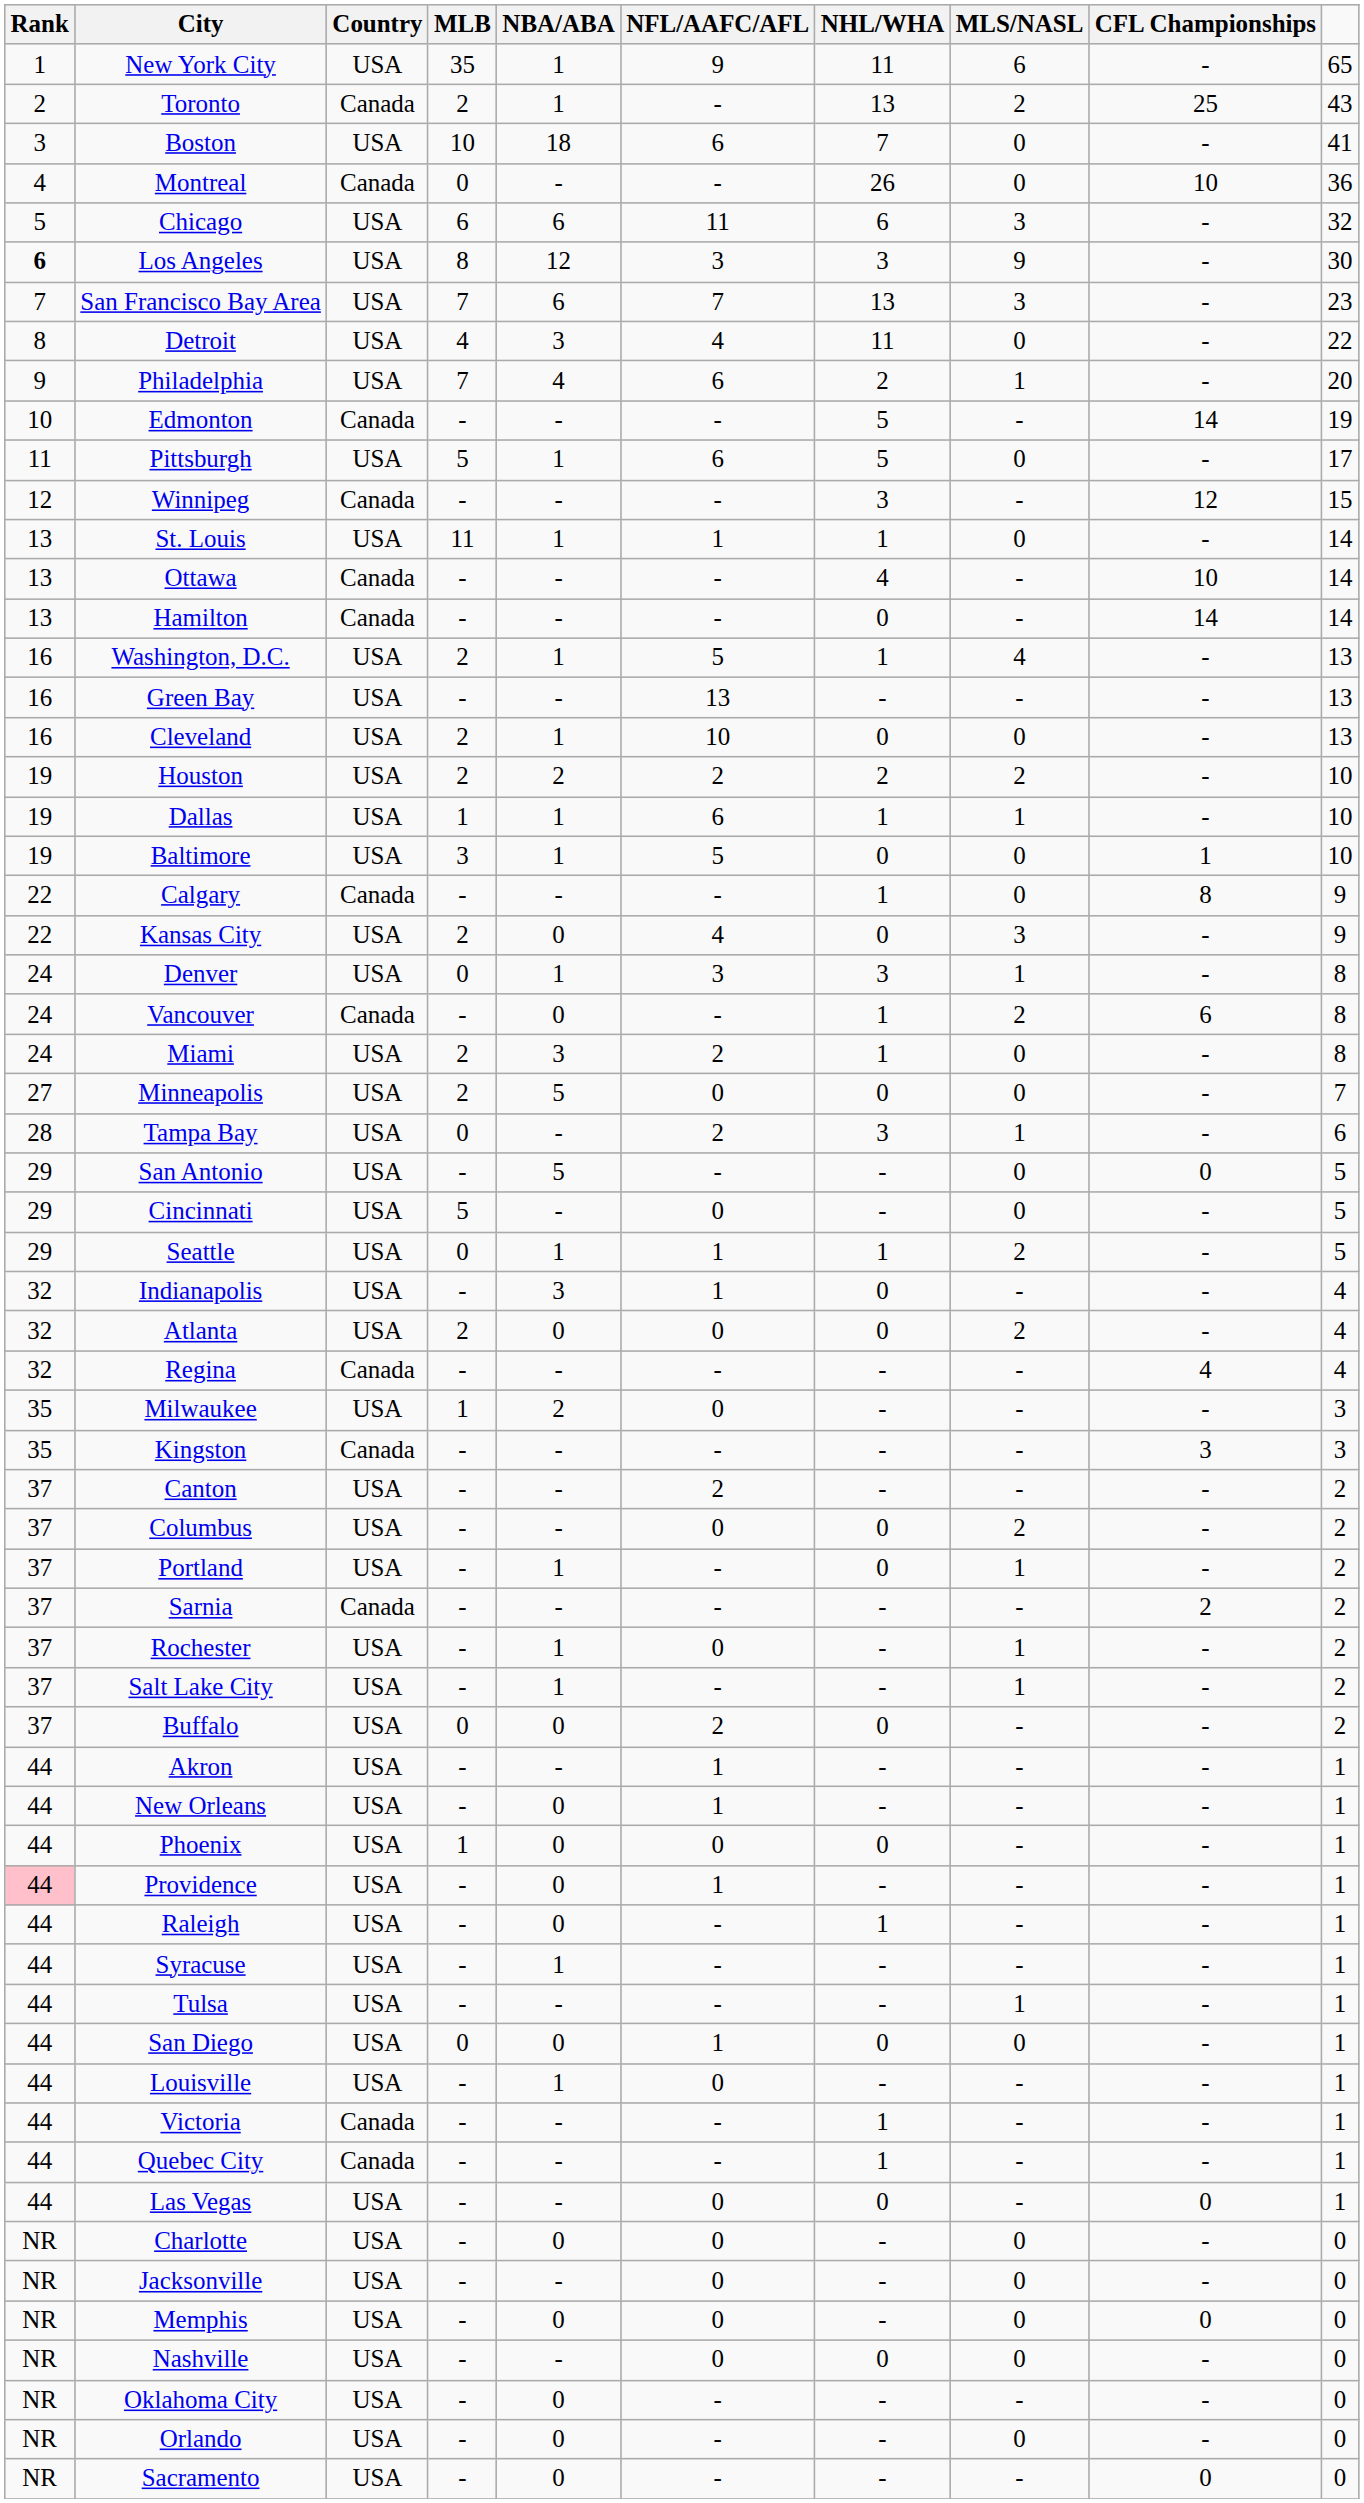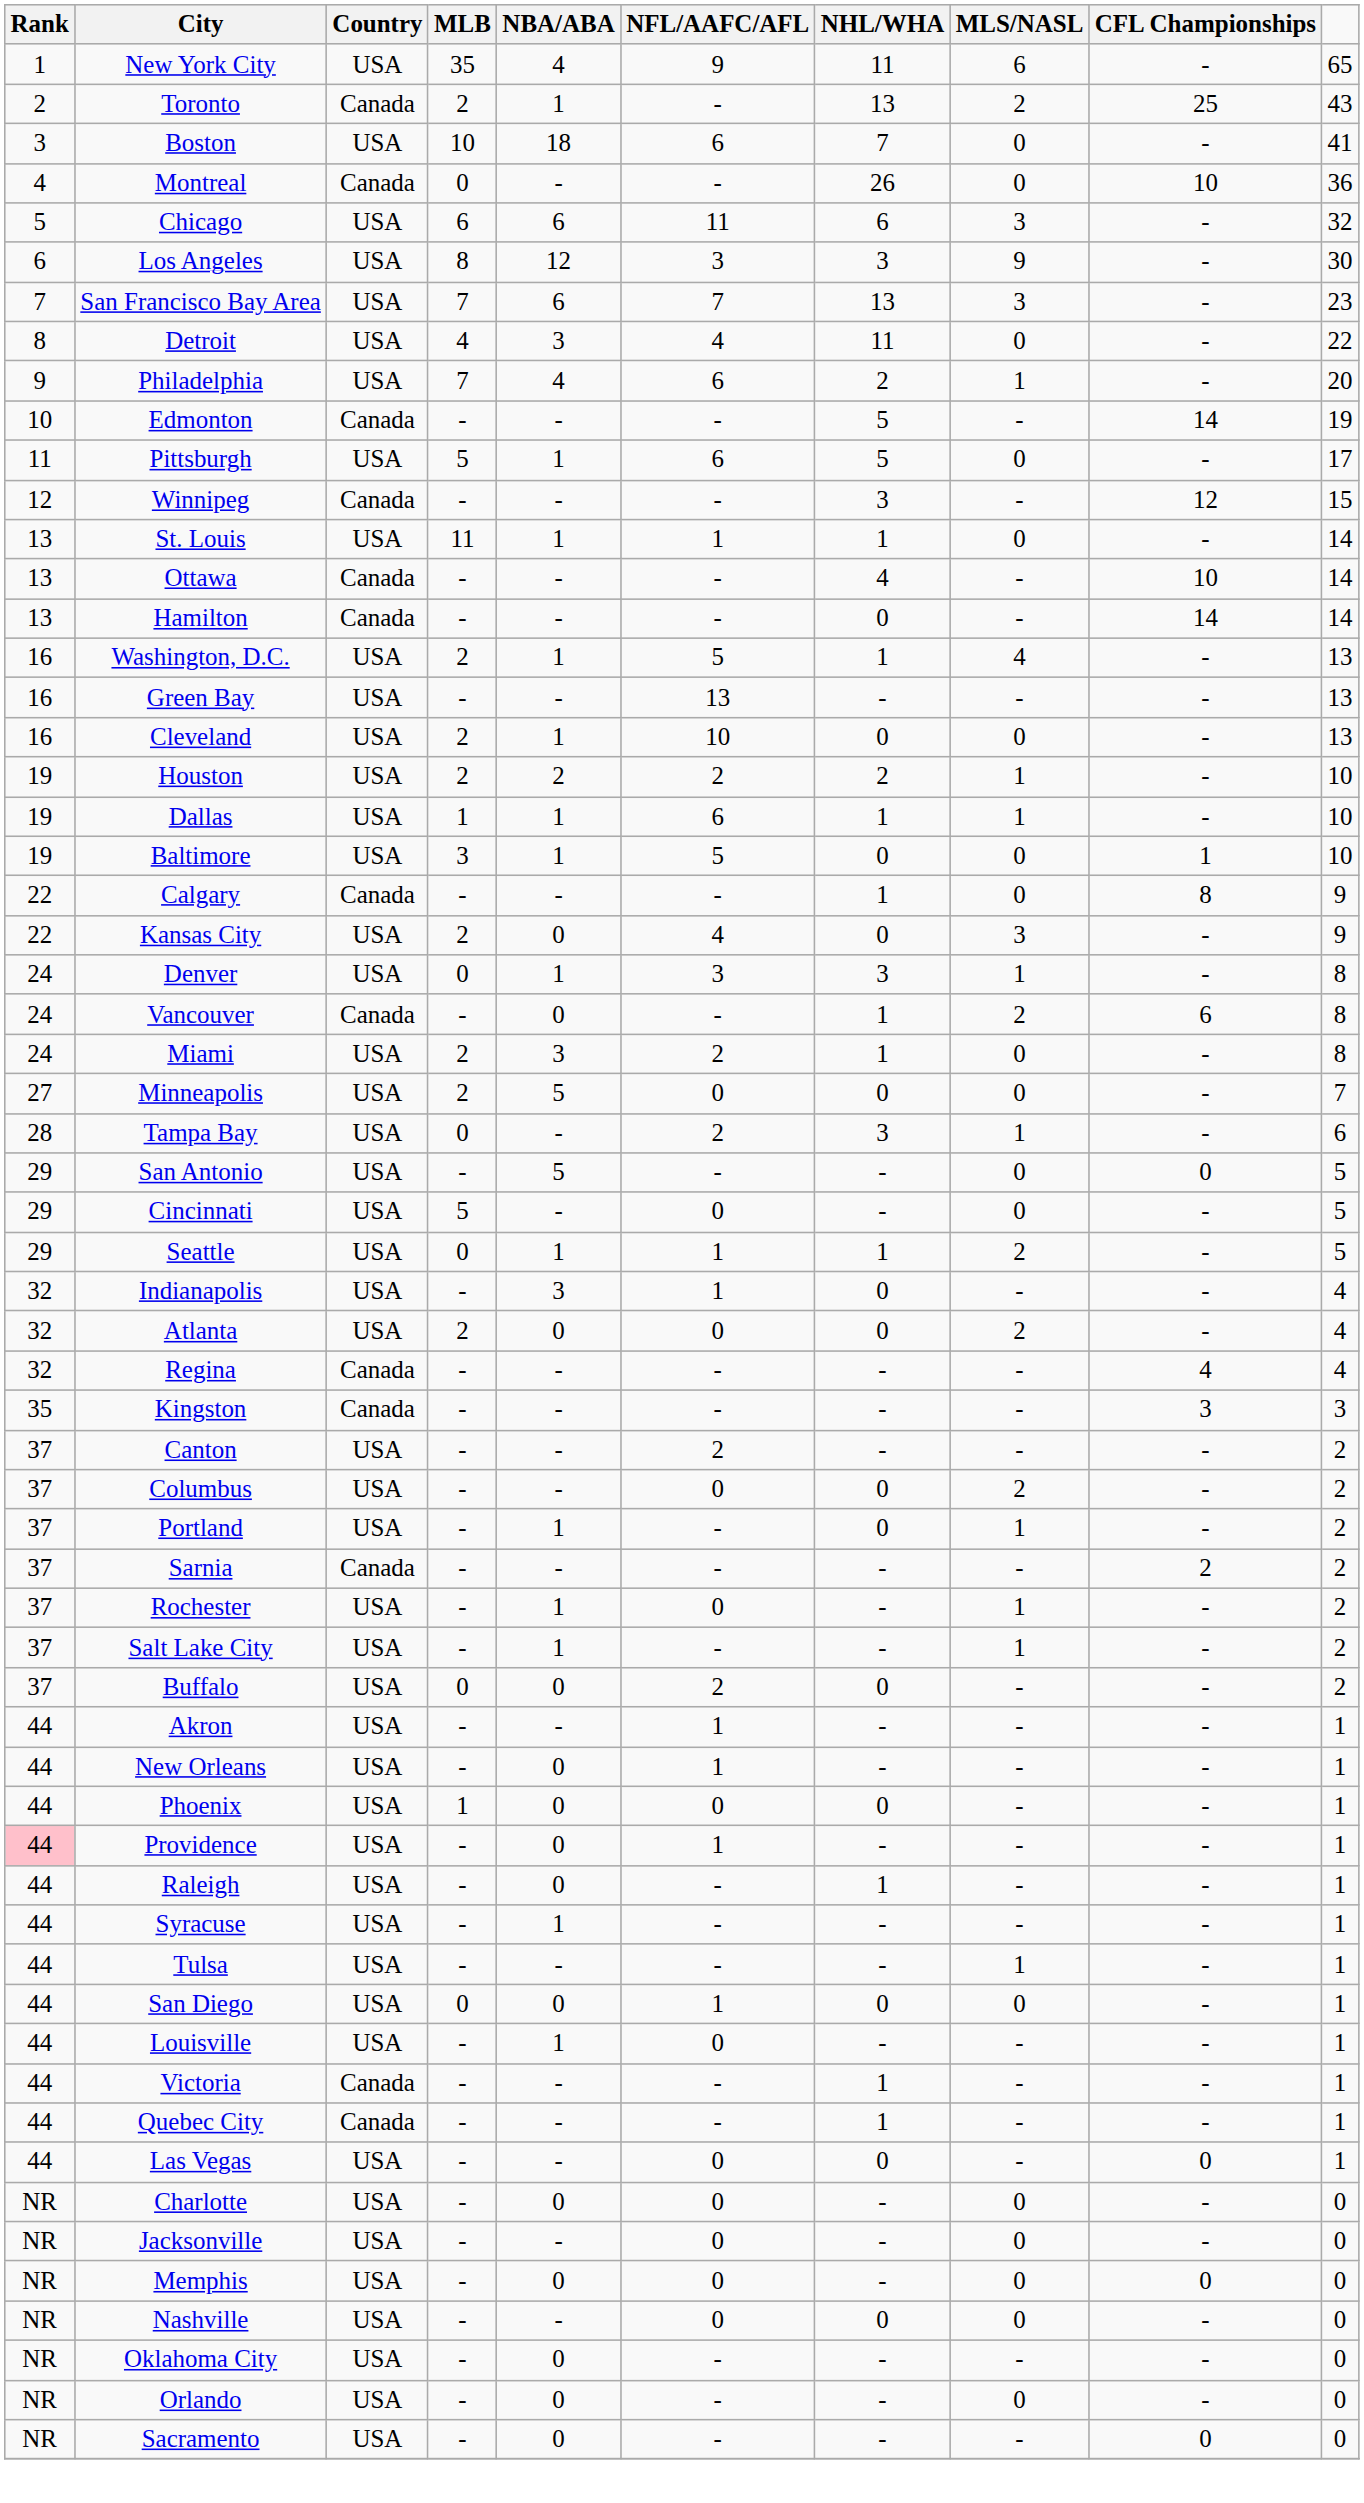(559, 63) 1 -> (559, 63) 4
(40, 261) bold -> (40, 261) normal
(1019, 776) 2 -> (1019, 776) 1
- row: (201, 1409)
